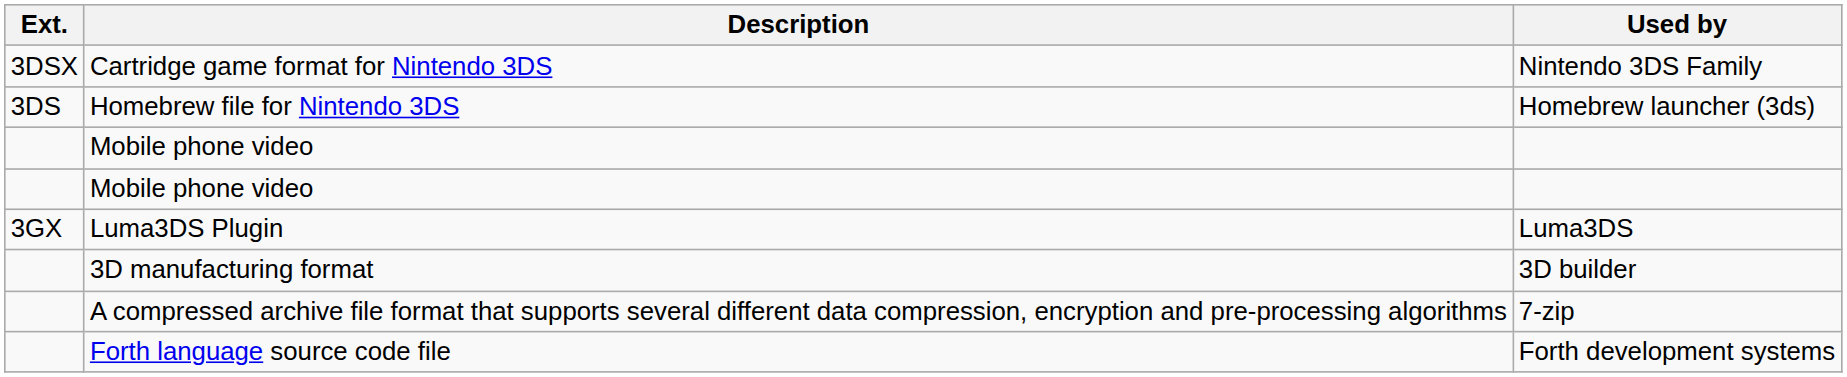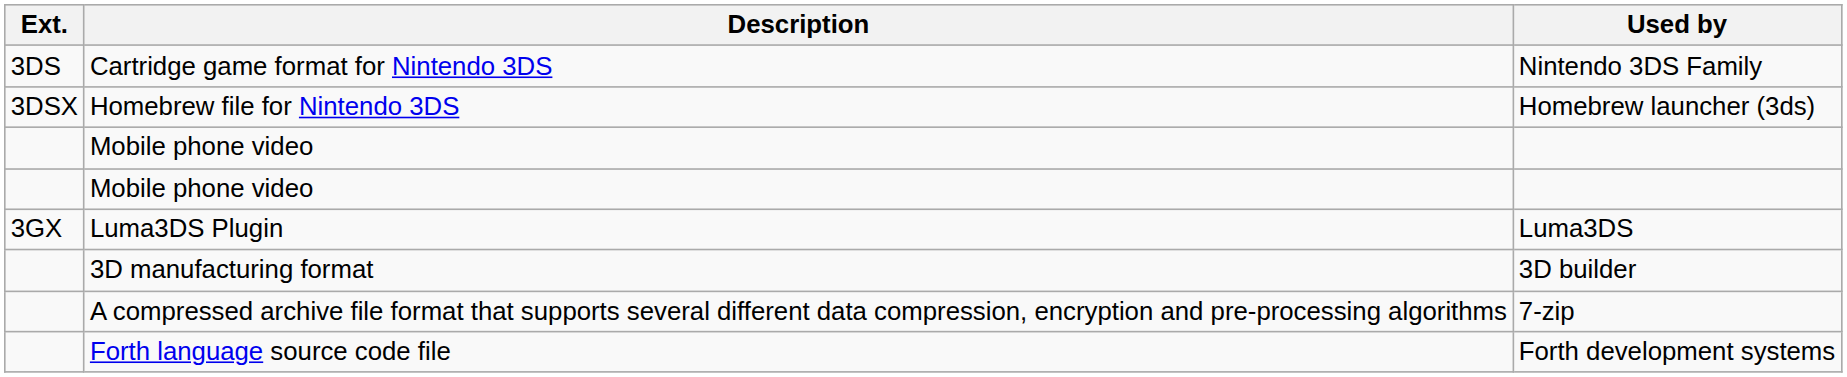(44, 65) 3DSX -> (36, 65) 3DS
(36, 106) 3DS -> (44, 106) 3DSX
